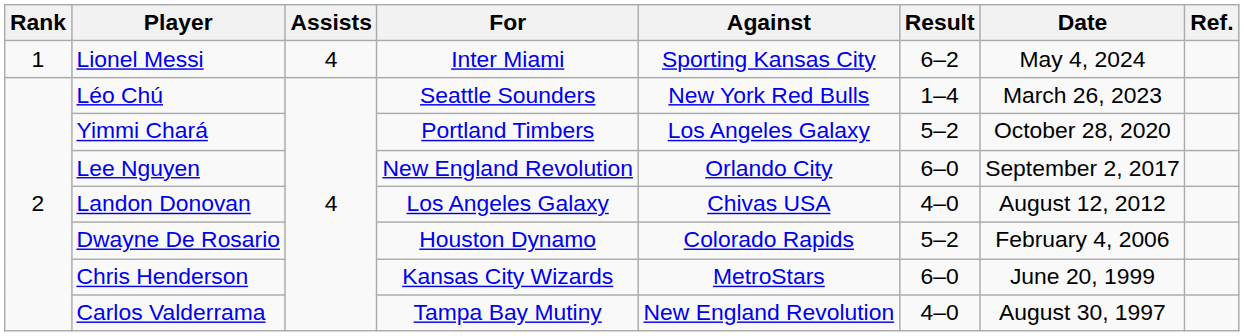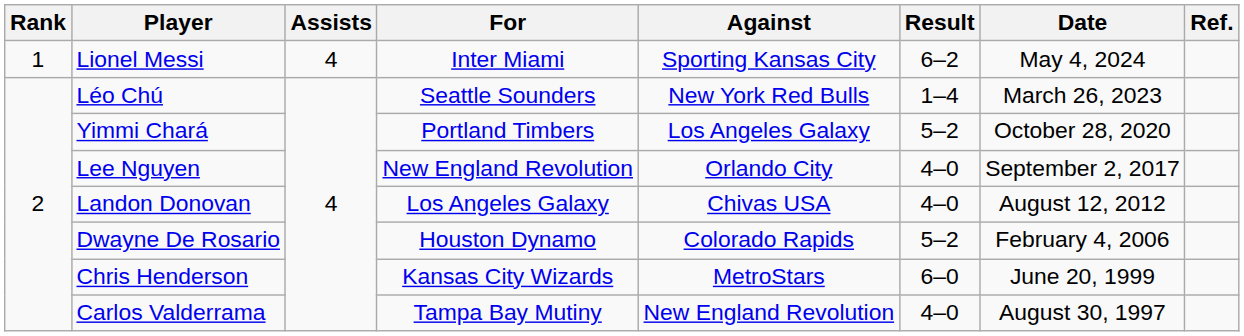(940, 167) 6–0 -> (940, 167) 4–0
